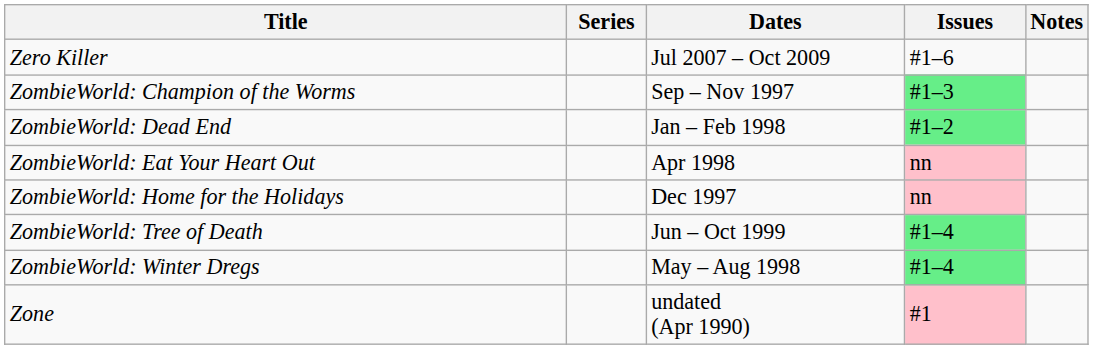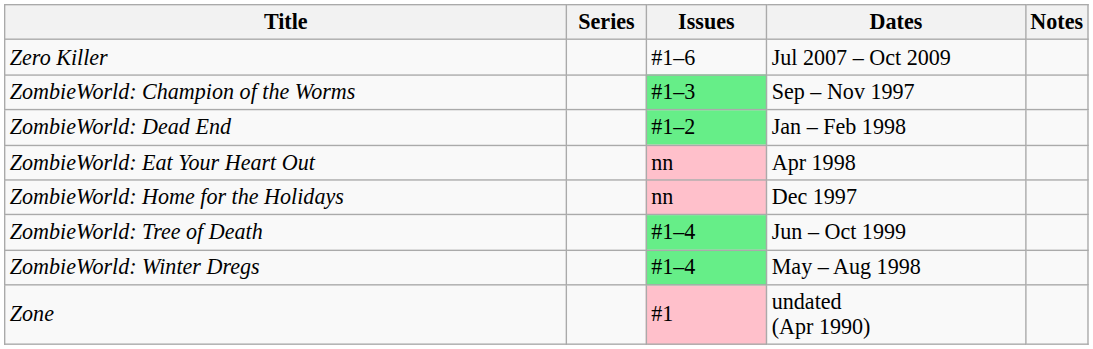columns swapped: (965, 22) <-> (775, 22)
